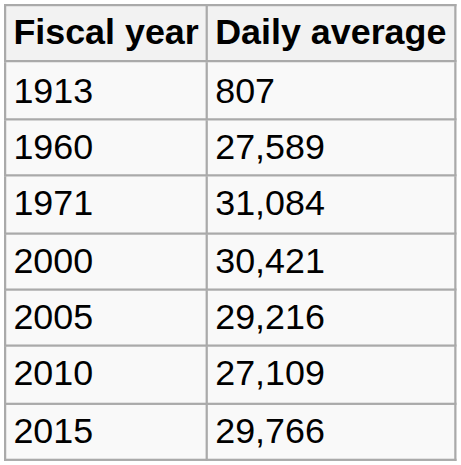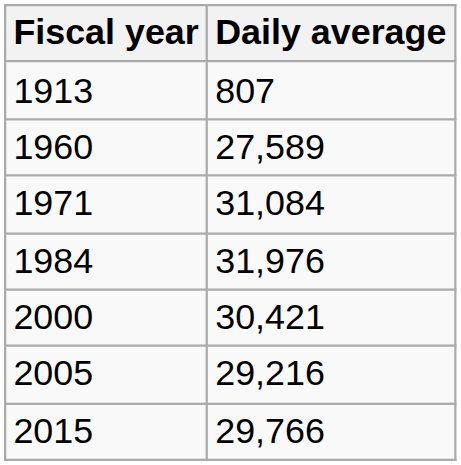+ row: (53, 260)
- row: (53, 373)
